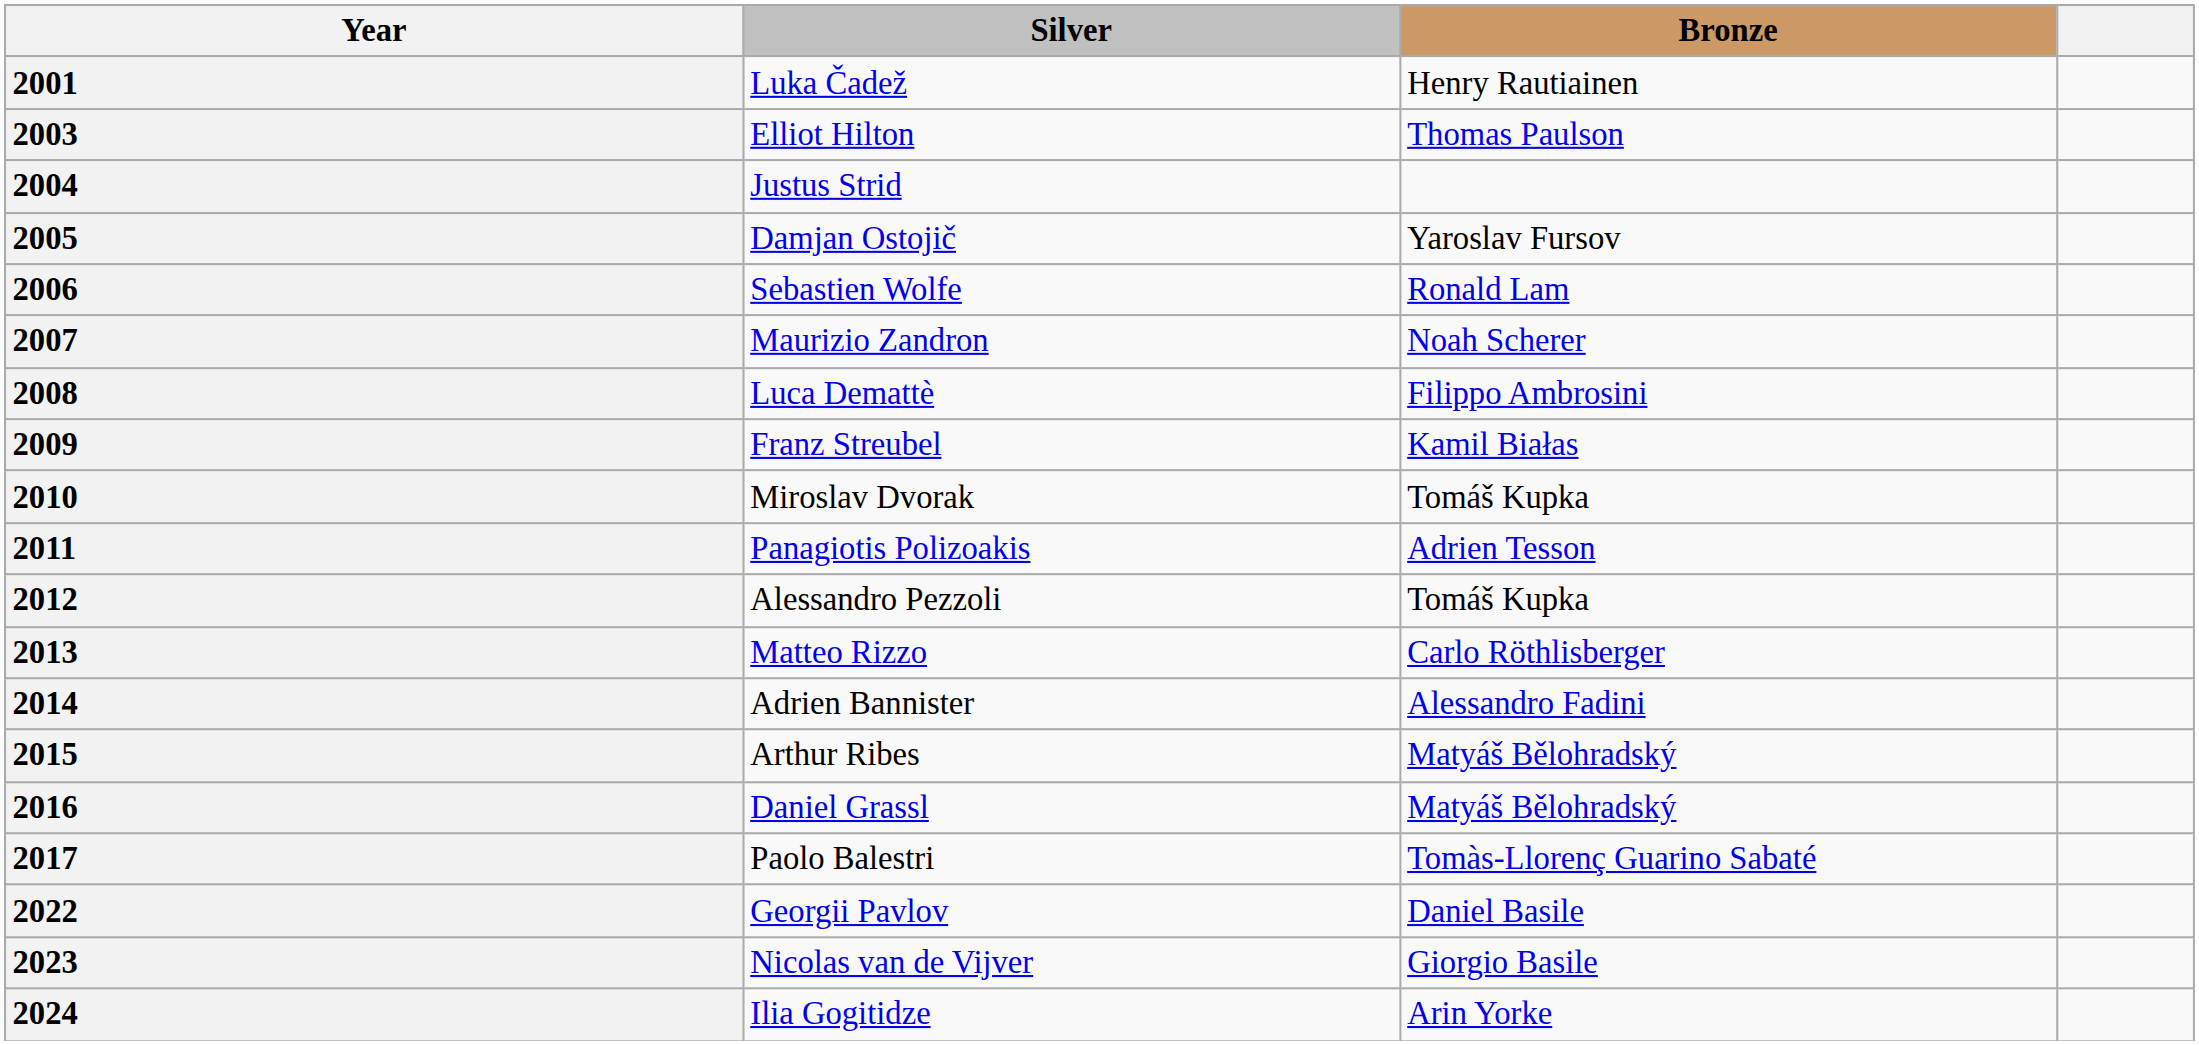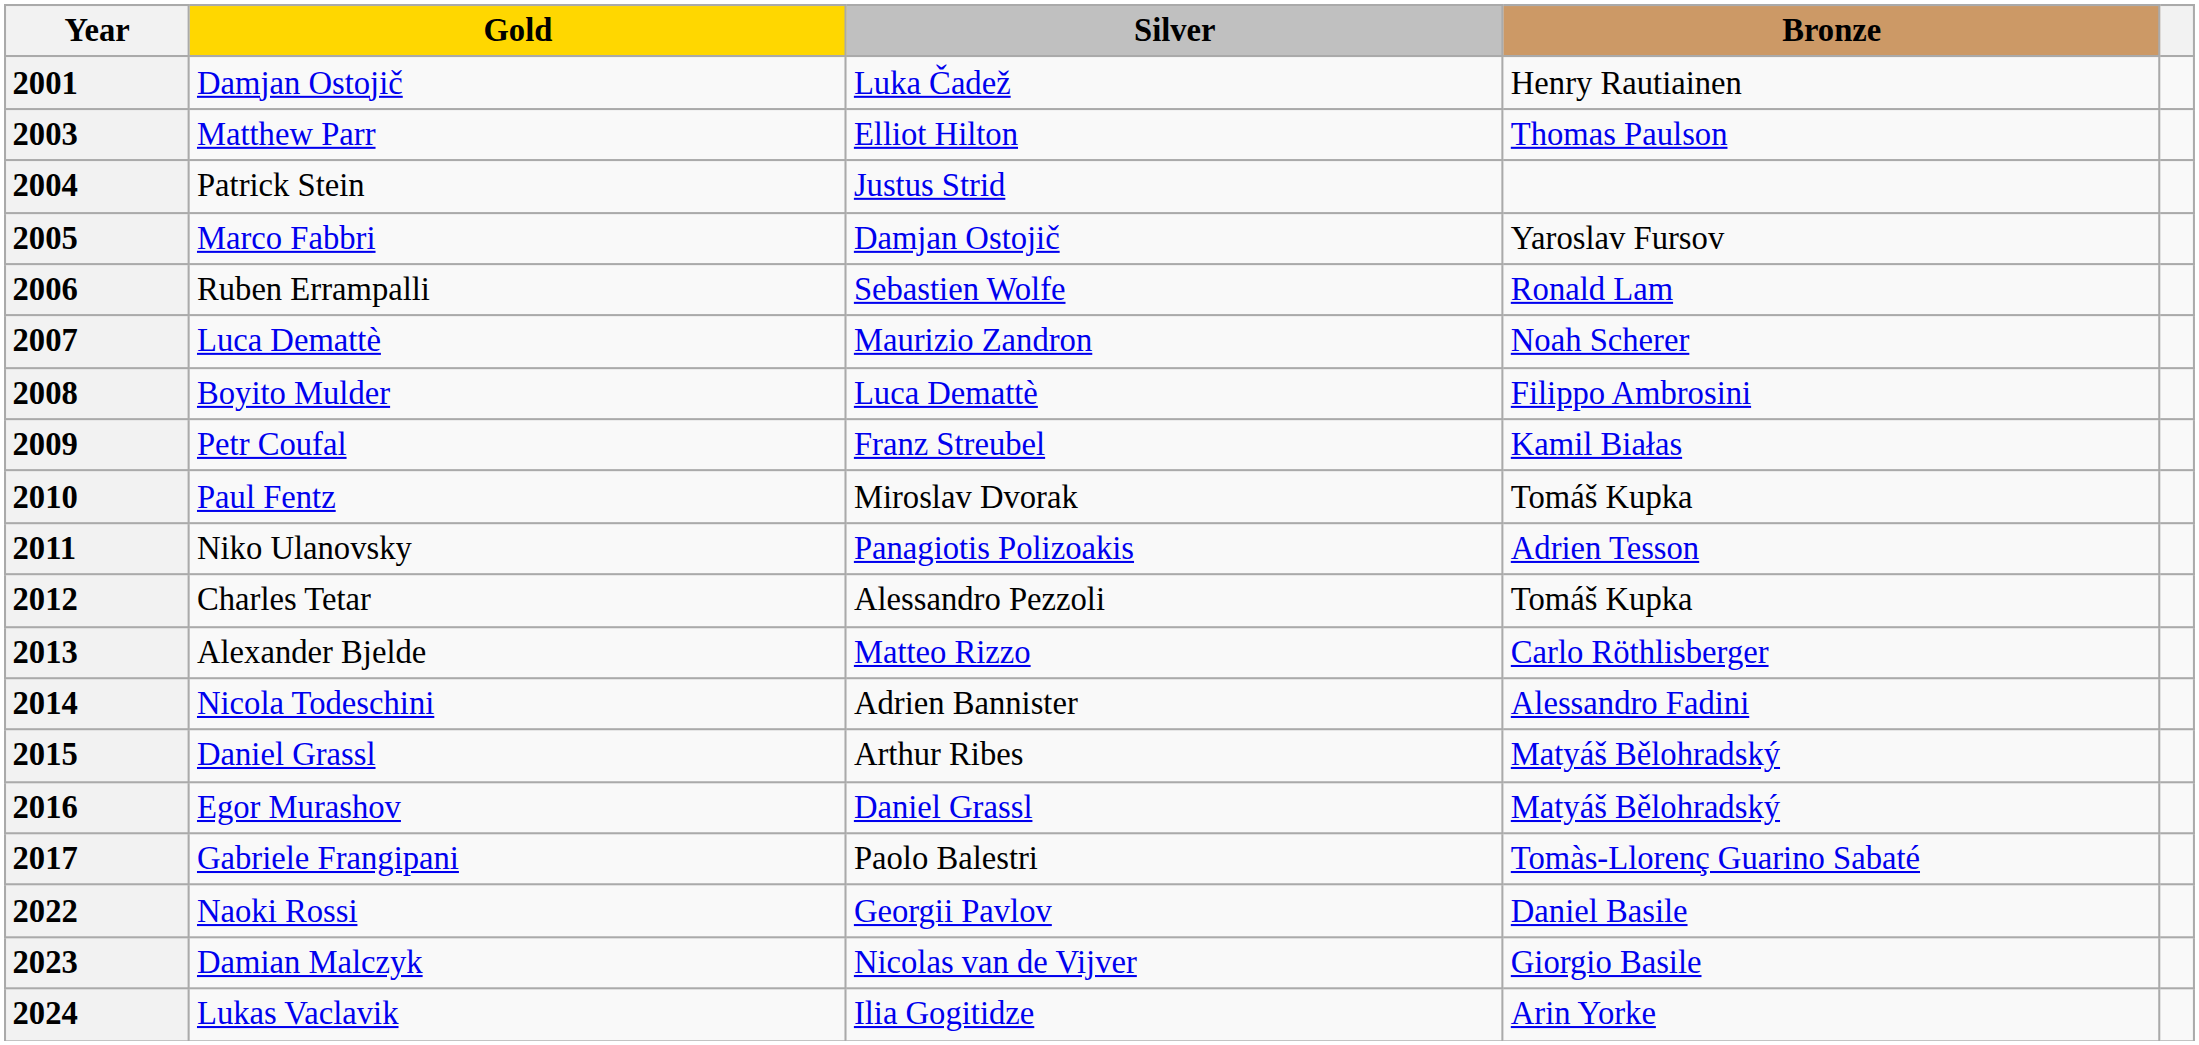+ column: (518, 30)
